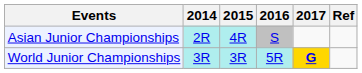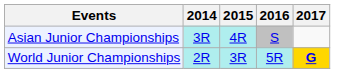- column: (343, 16)
(202, 37) 2R -> (202, 37) 3R
(202, 58) 3R -> (202, 58) 2R
